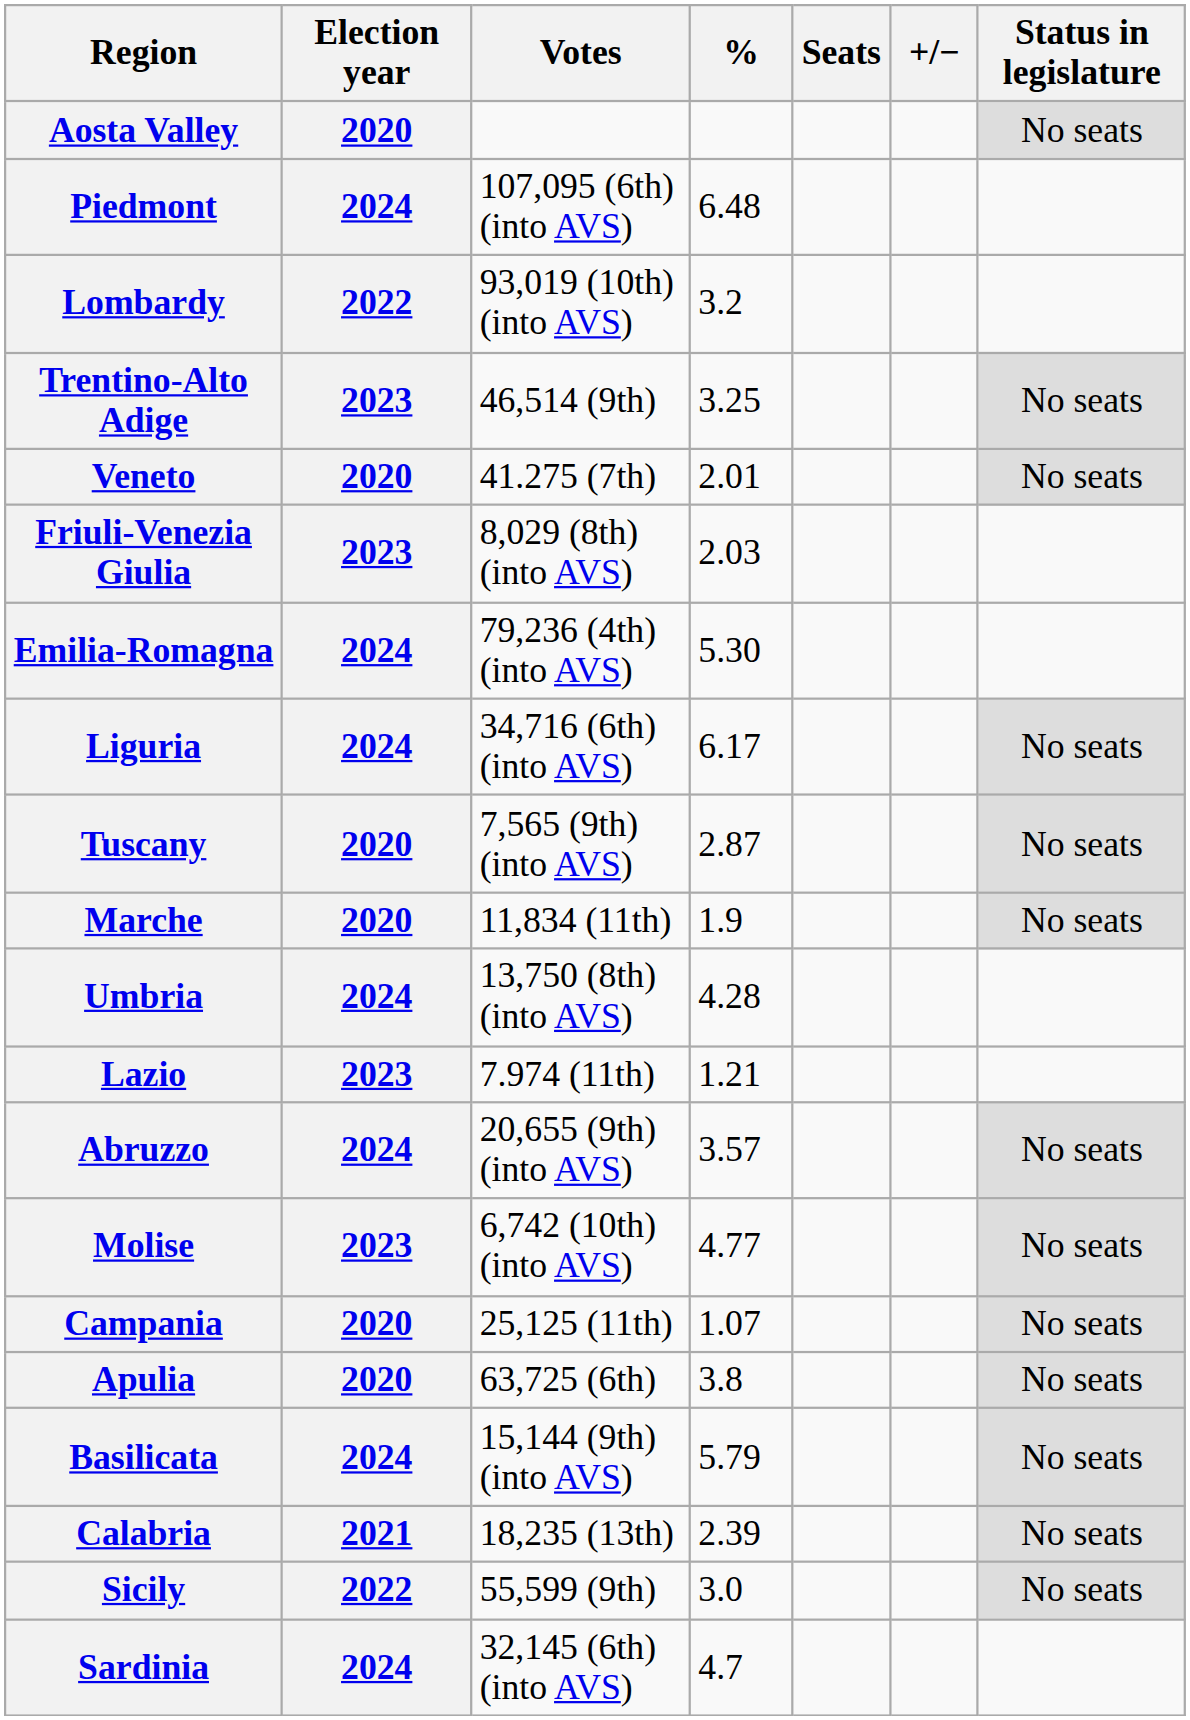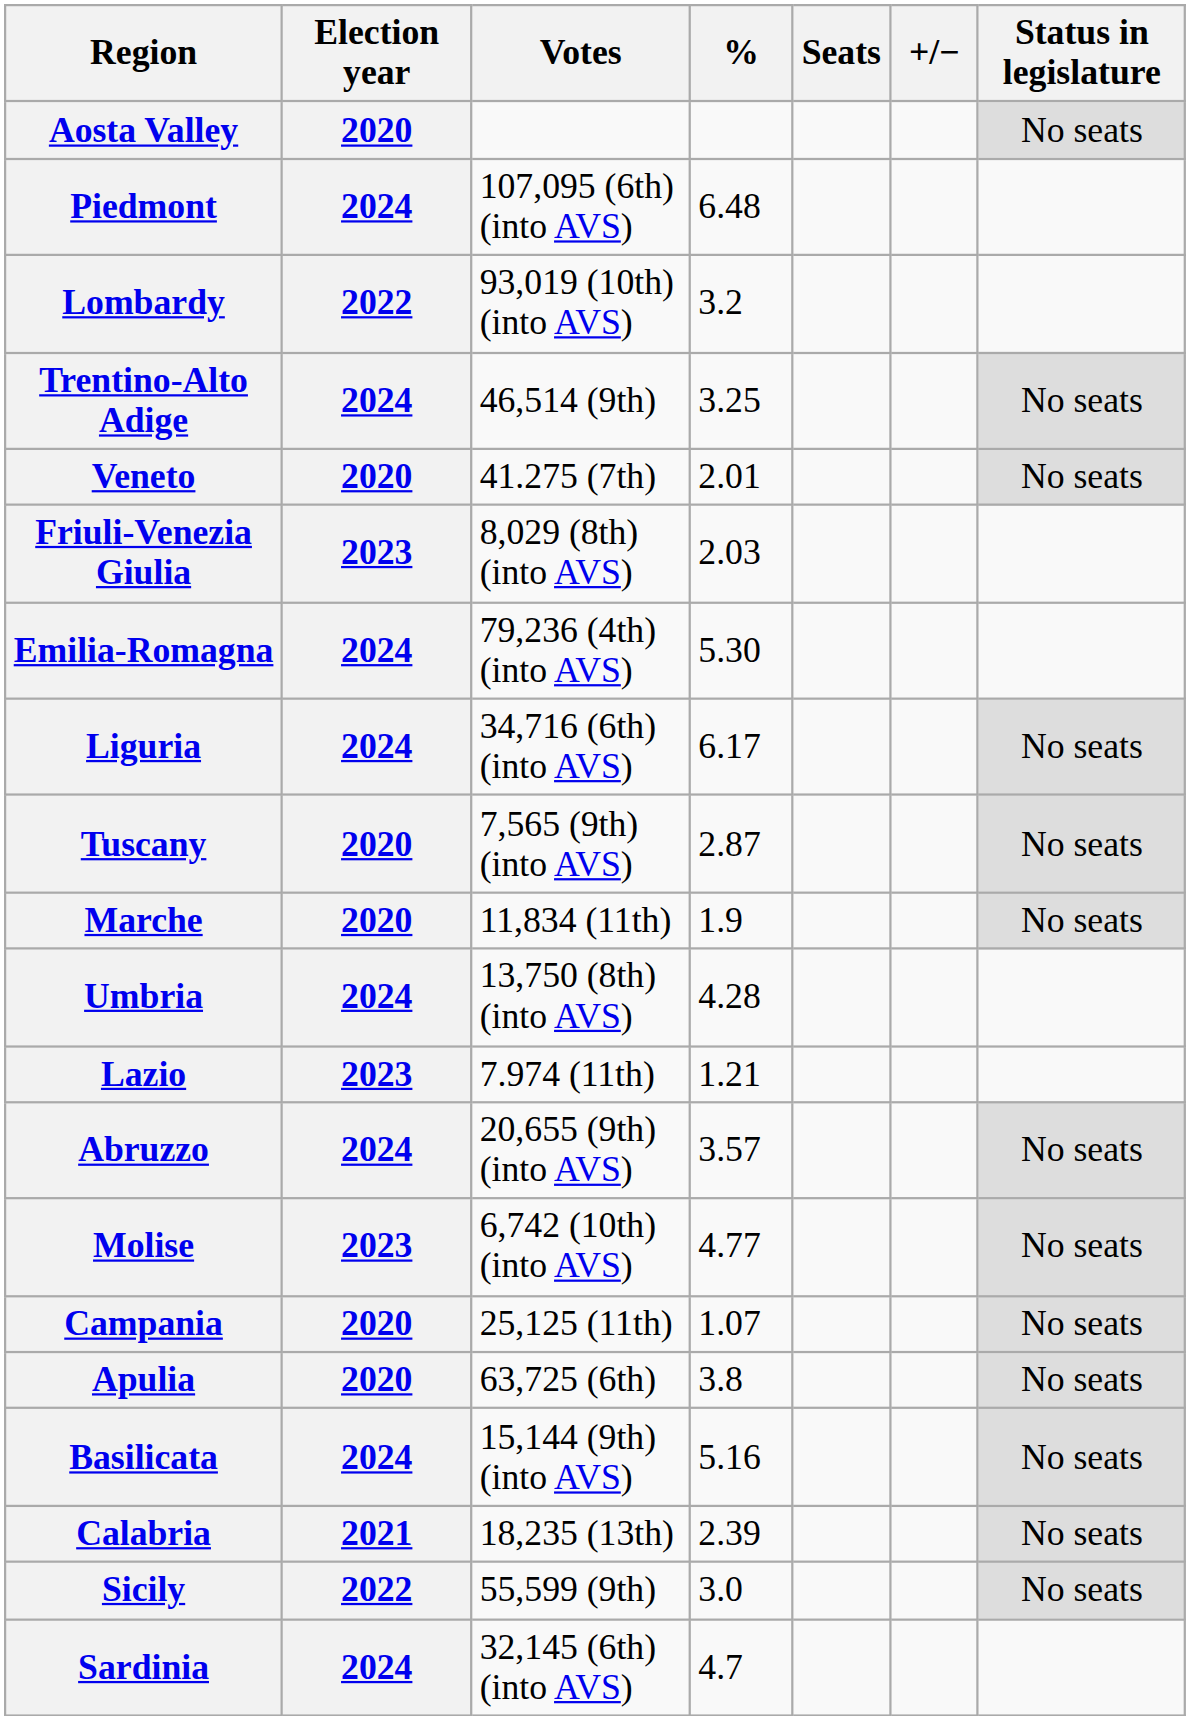(377, 399) 2023 -> (377, 399) 2024
(730, 1456) 5.79 -> (730, 1456) 5.16
